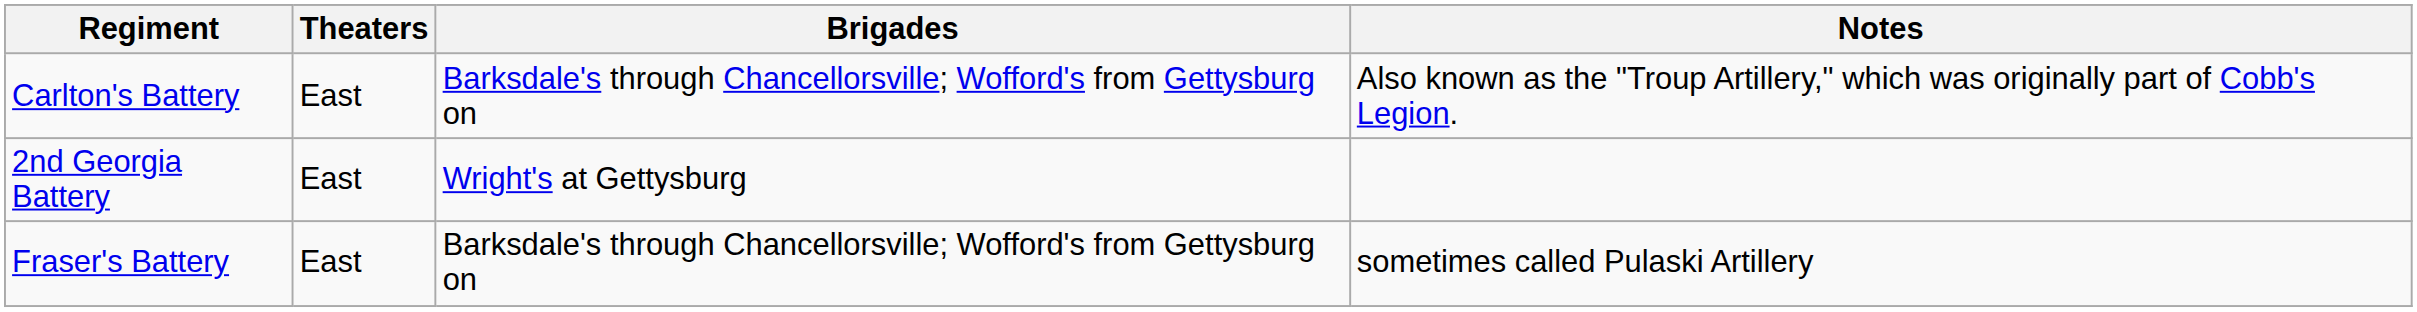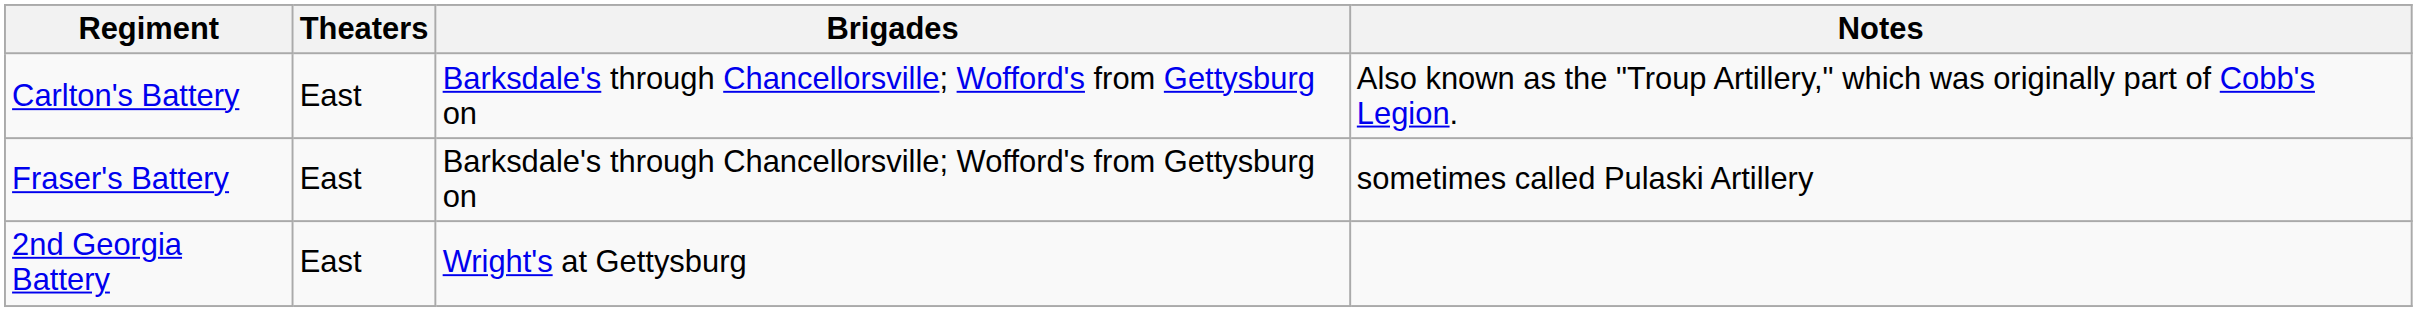rows swapped: (121, 262) <-> (97, 179)
